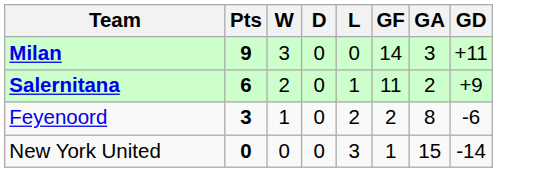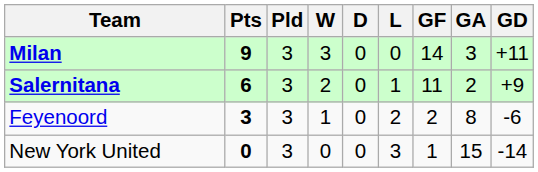+ column: (287, 20)
